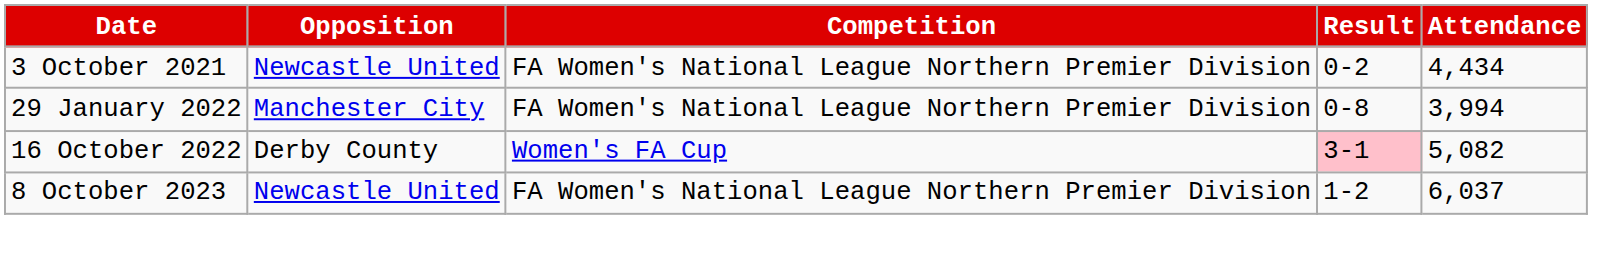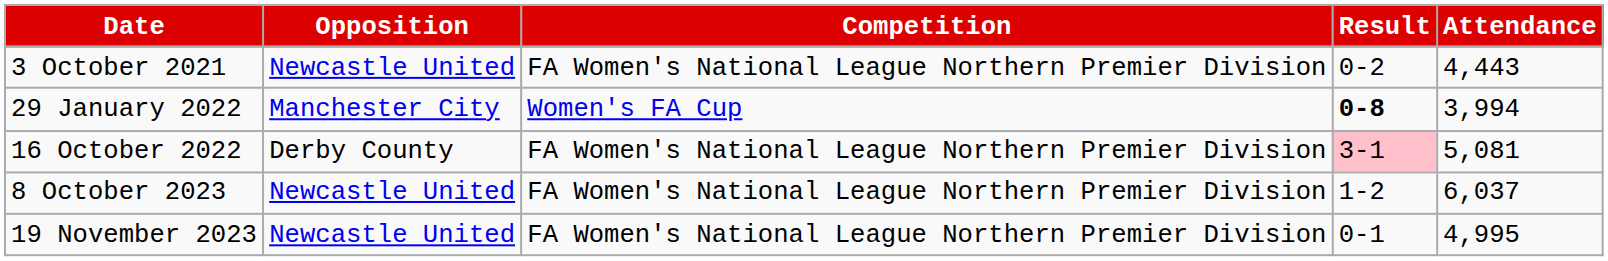(1466, 68) 4,434 -> (1481, 68) 4,443
(912, 109) FA Women's National League Northern Premier Division -> (635, 109) Women's FA Cup
(1346, 109) normal -> (1362, 109) bold
(620, 151) Women's FA Cup -> (927, 151) FA Women's National League Northern Premier Division
(1466, 151) 5,082 -> (1481, 151) 5,081
+ row: (134, 235)
